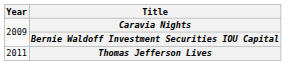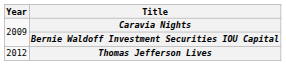(17, 53) 2011 -> (17, 53) 2012
